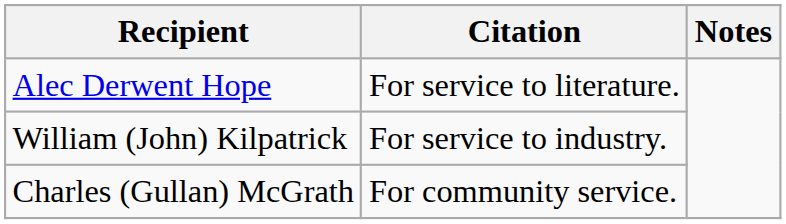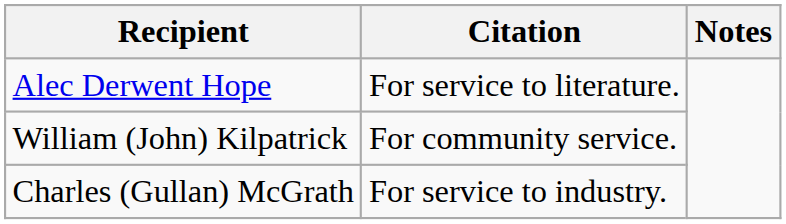(518, 138) For service to industry. -> (523, 138) For community service.
(523, 191) For community service. -> (518, 191) For service to industry.
